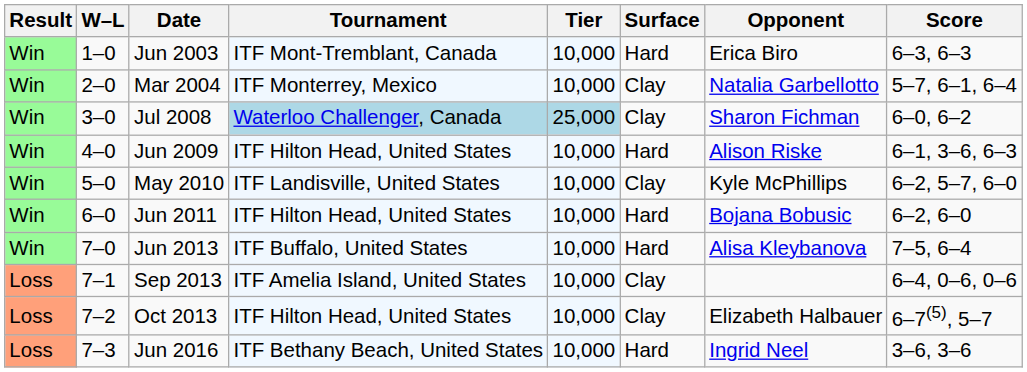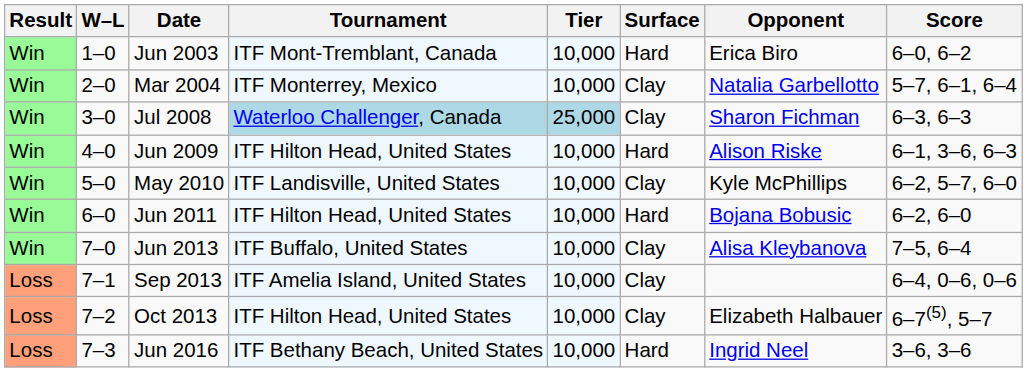(932, 53) 6–3, 6–3 -> (932, 53) 6–0, 6–2
(932, 118) 6–0, 6–2 -> (932, 118) 6–3, 6–3
(647, 248) Hard -> (645, 248) Clay
